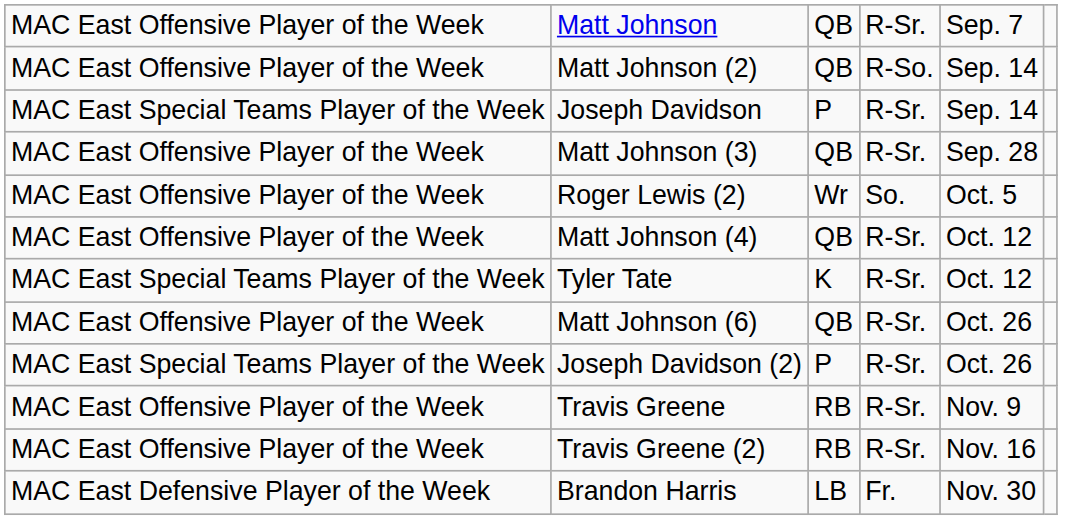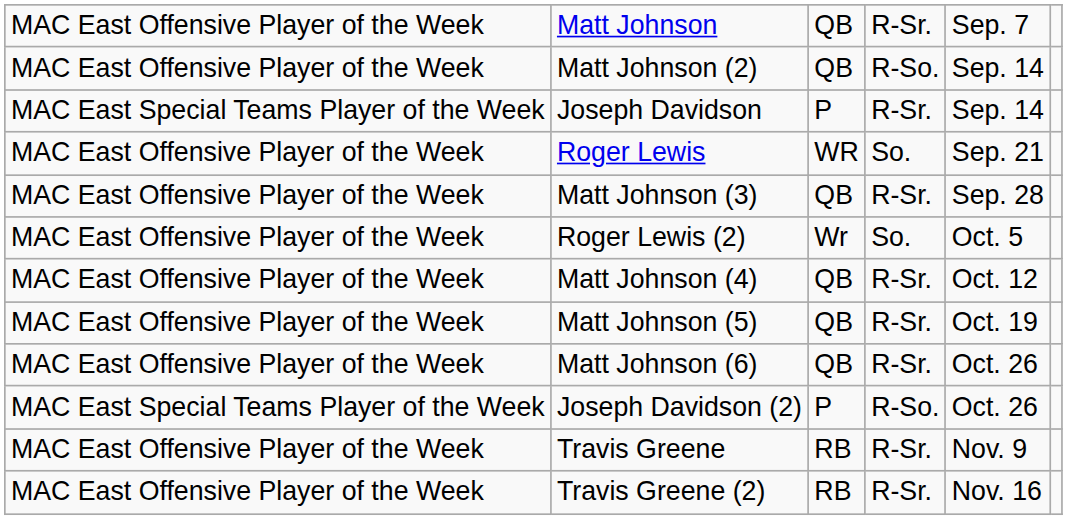+ row: (631, 152)
- row: (615, 279)
+ row: (657, 322)
(896, 364) R-Sr. -> (905, 407) R-So.
- row: (647, 491)
